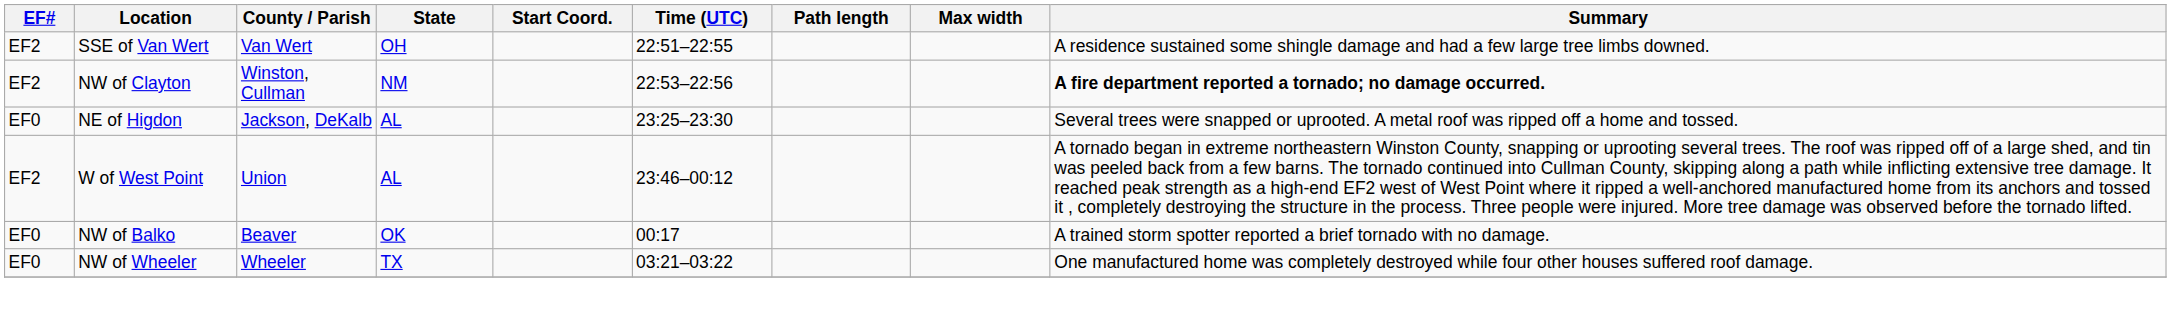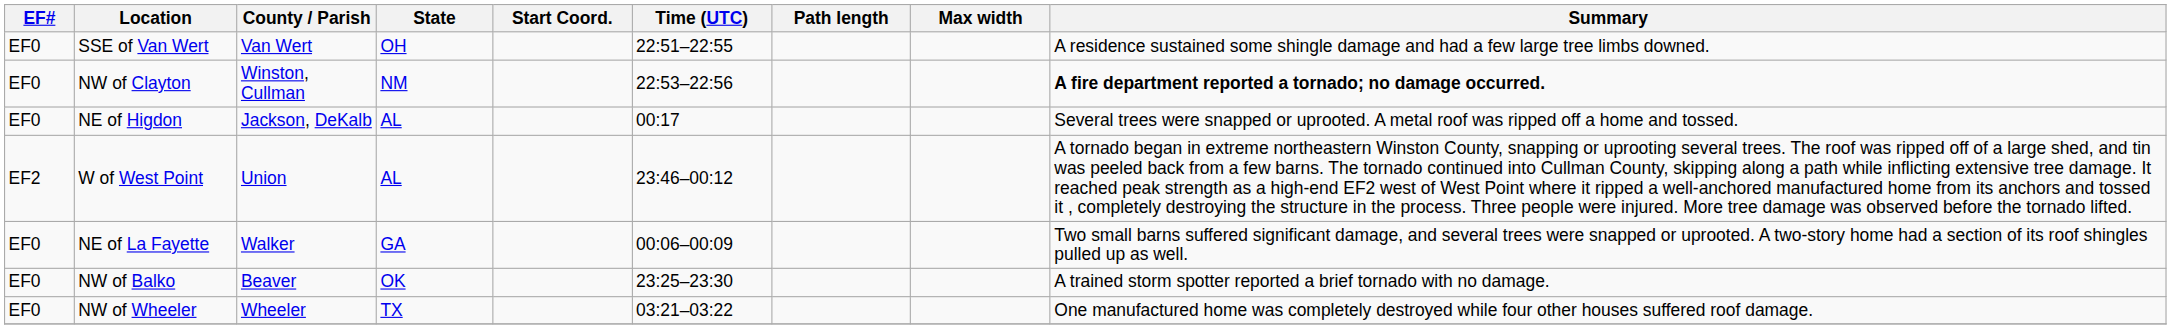(25, 45) EF2 -> (25, 45) EF0
(25, 83) EF2 -> (25, 83) EF0
(685, 120) 23:25–23:30 -> (658, 120) 00:17
+ row: (144, 244)
(658, 235) 00:17 -> (685, 282) 23:25–23:30
